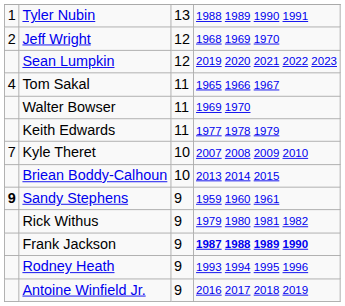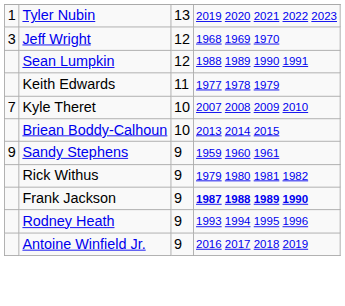(252, 16) 1988 1989 1990 1991 -> (267, 16) 2019 2020 2021 2022 2023
(12, 38) 2 -> (12, 38) 3
(267, 62) 2019 2020 2021 2022 2023 -> (252, 62) 1988 1989 1990 1991
- row: (56, 84)
- row: (69, 107)
(12, 198) bold -> (12, 152) normal
